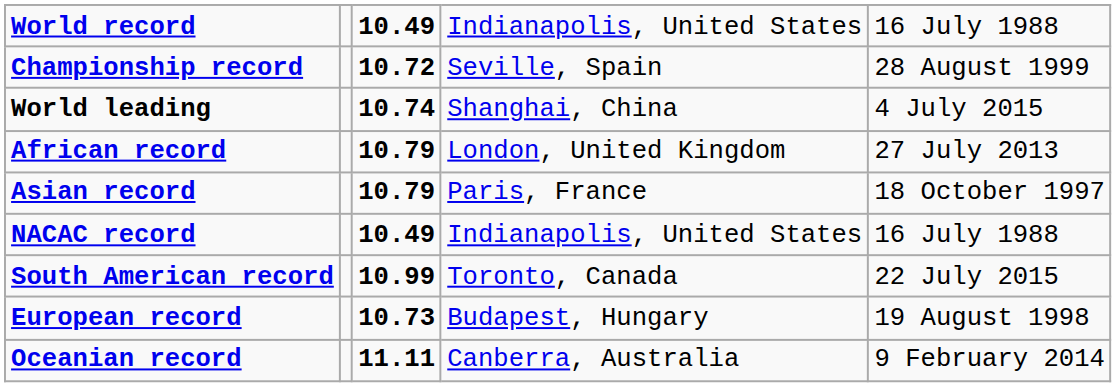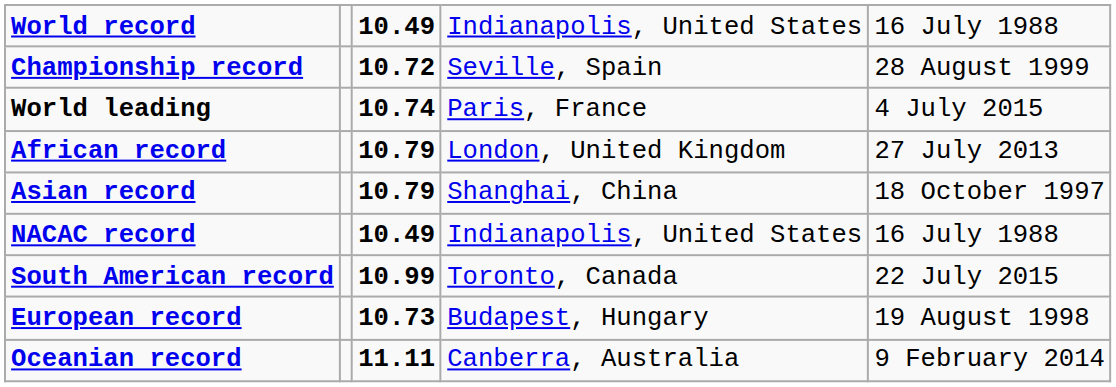(563, 109) Shanghai, China -> (547, 109) Paris, France
(547, 193) Paris, France -> (563, 193) Shanghai, China
